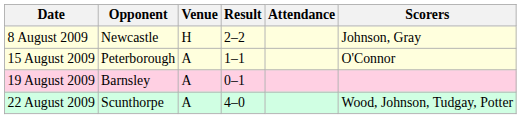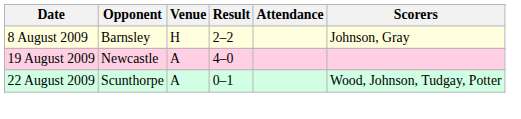(130, 37) Newcastle -> (126, 37) Barnsley
- row: (51, 59)
(126, 80) Barnsley -> (130, 59) Newcastle
(234, 80) 0–1 -> (223, 59) 4–0
(234, 102) 4–0 -> (223, 80) 0–1
